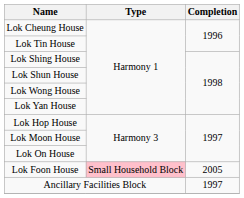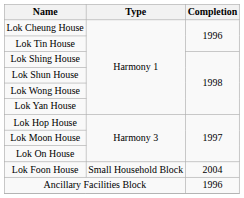(136, 169) pink background -> (136, 169) no background
(212, 169) 2005 -> (212, 169) 2004
(212, 185) 1997 -> (212, 185) 1996
